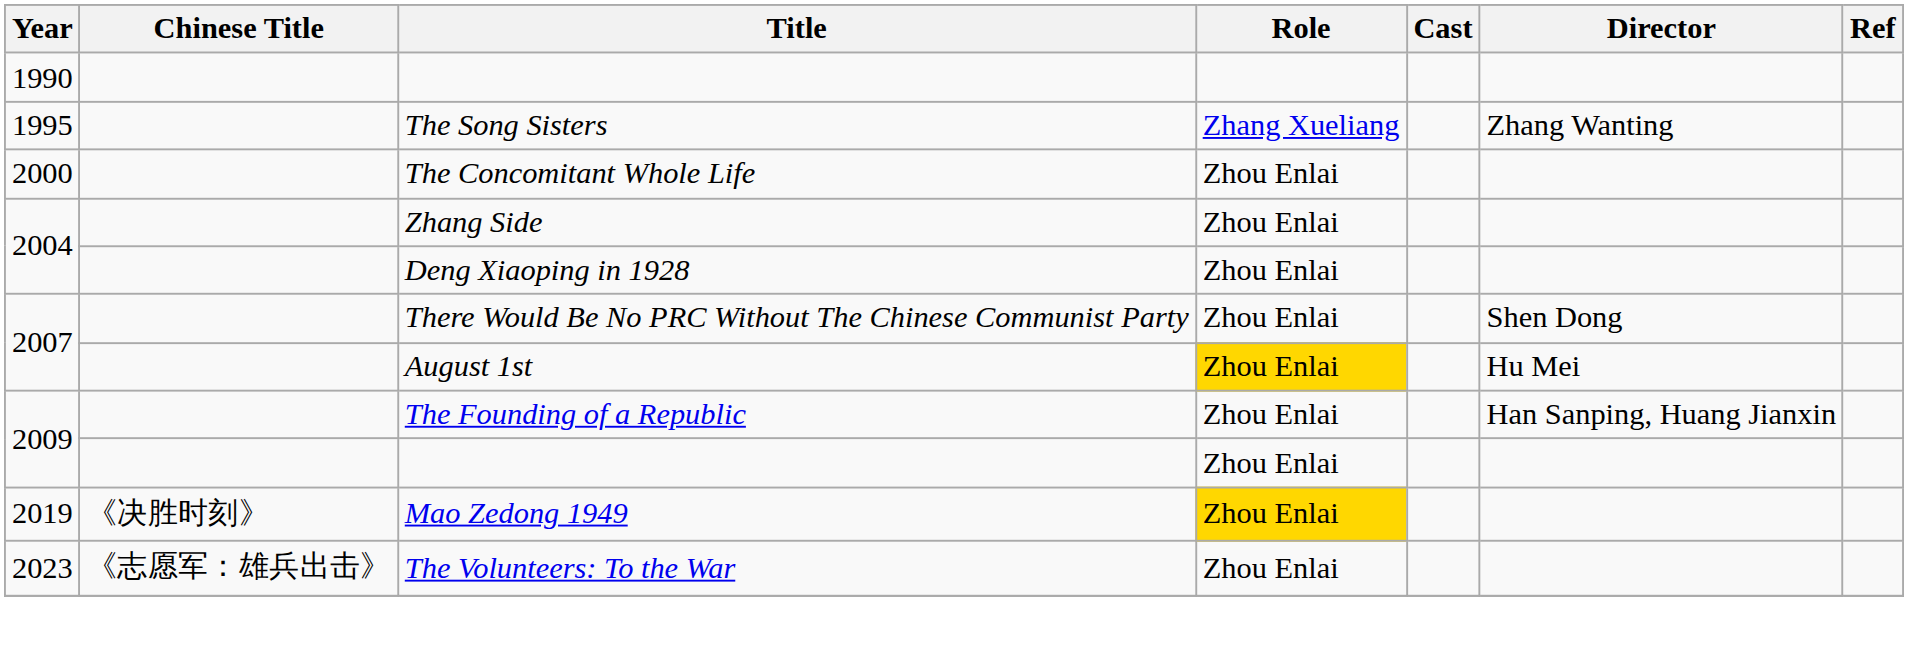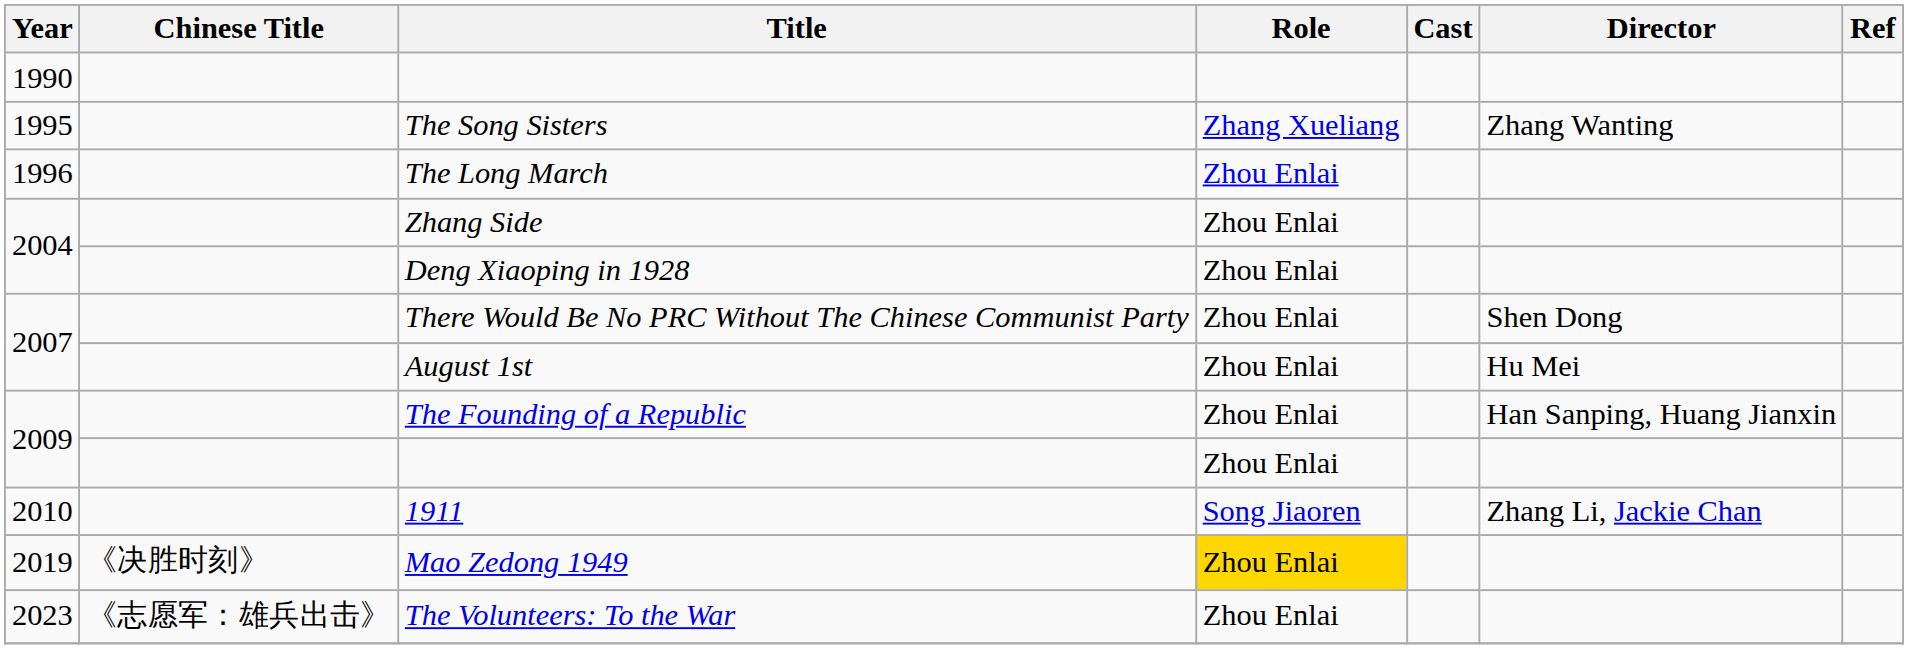+ row: (42, 173)
- row: (42, 173)
(1271, 366) gold background -> (1271, 366) no background
+ row: (42, 510)
